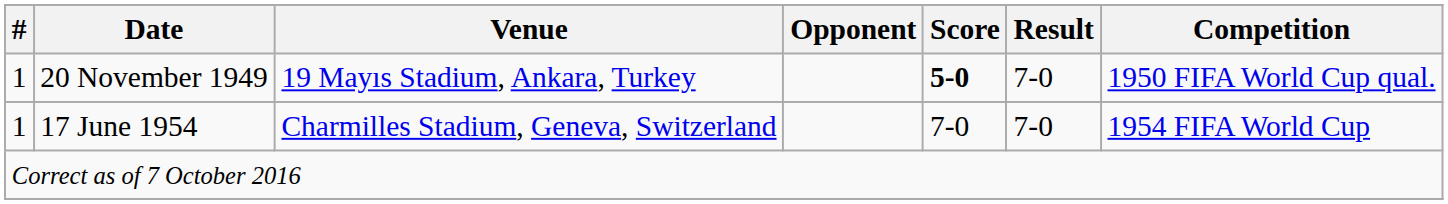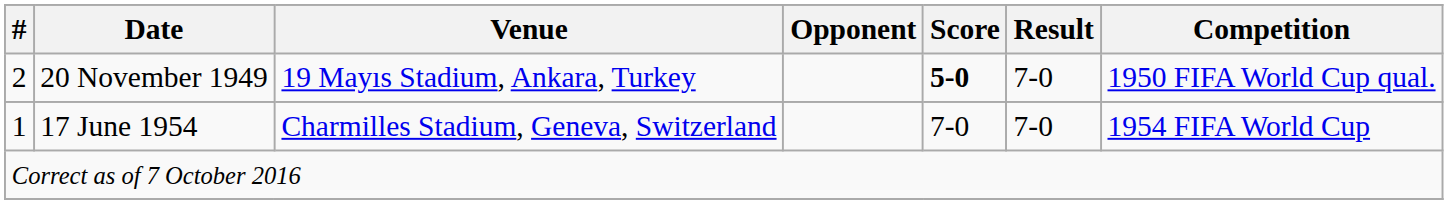(19, 77) 1 -> (19, 77) 2
